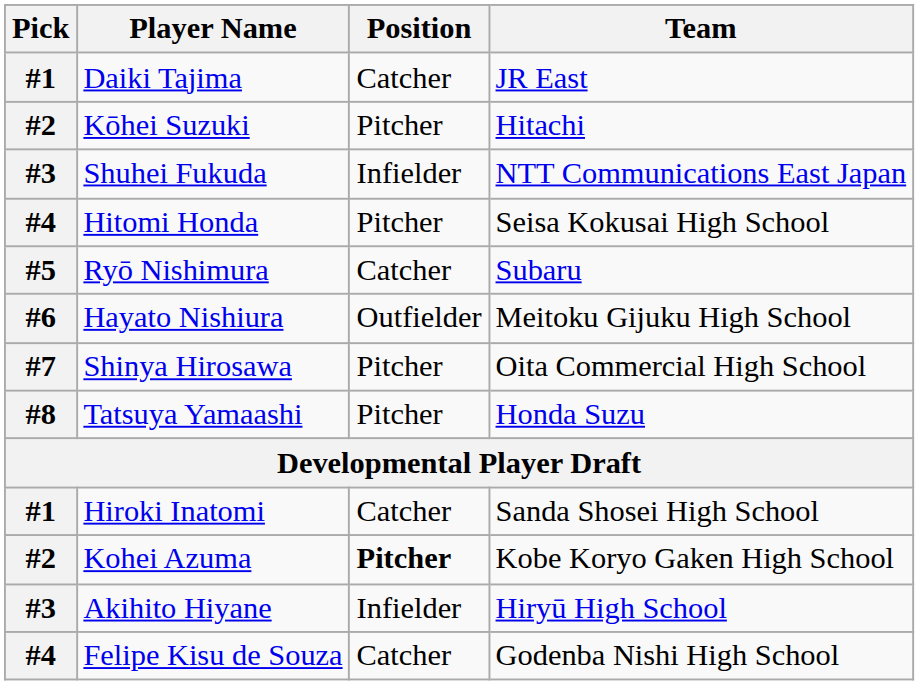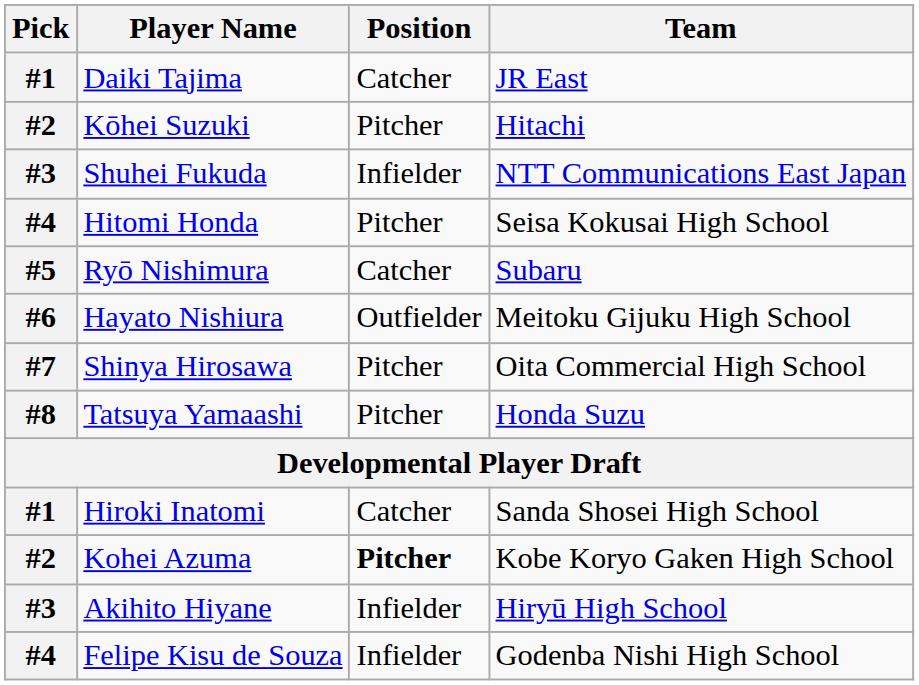(404, 655) Catcher -> (409, 655) Infielder
